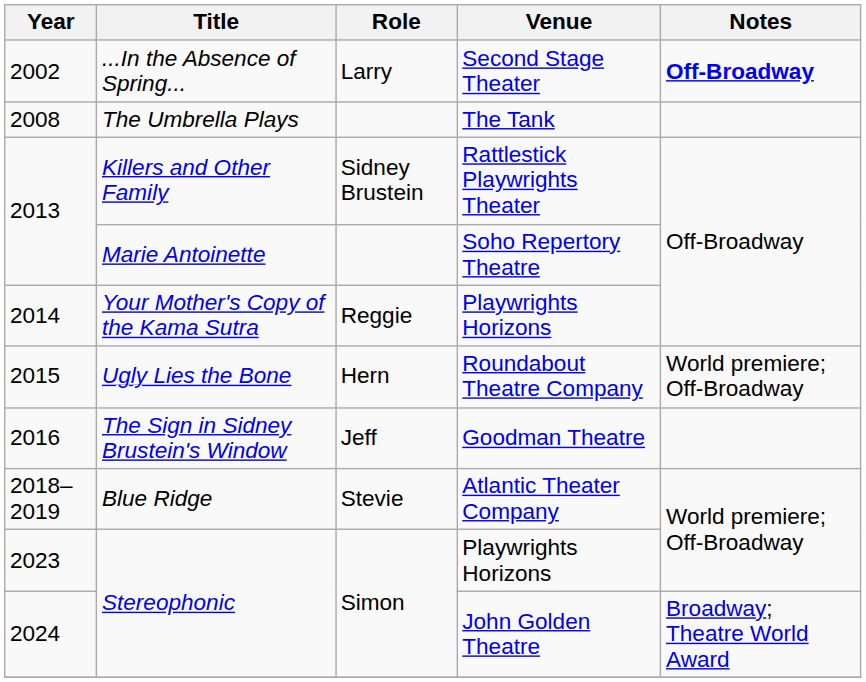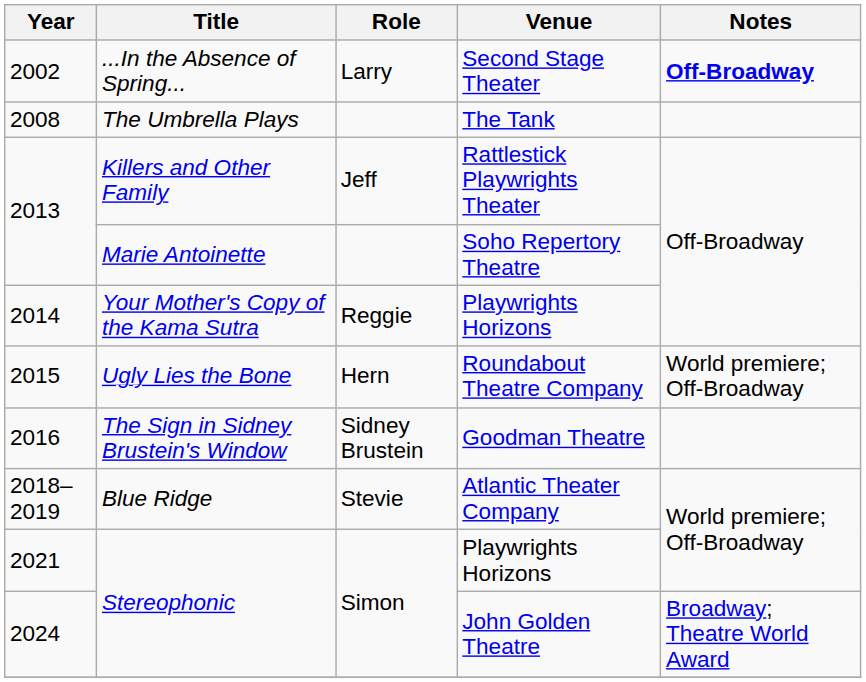(382, 180) Sidney Brustein -> (359, 180) Jeff
(359, 437) Jeff -> (382, 437) Sidney Brustein
(35, 560) 2023 -> (35, 560) 2021
